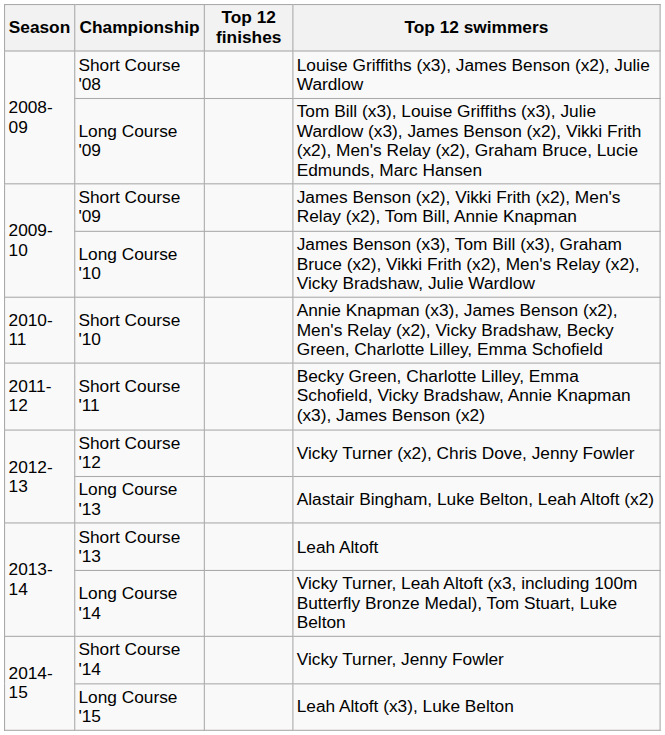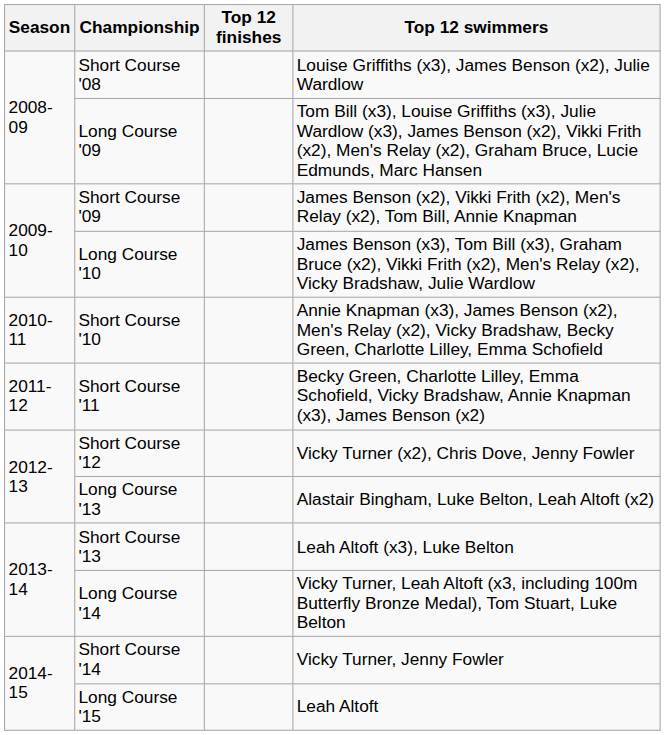(338, 546) Leah Altoft -> (405, 546) Leah Altoft (x3), Luke Belton
(405, 706) Leah Altoft (x3), Luke Belton -> (338, 706) Leah Altoft
